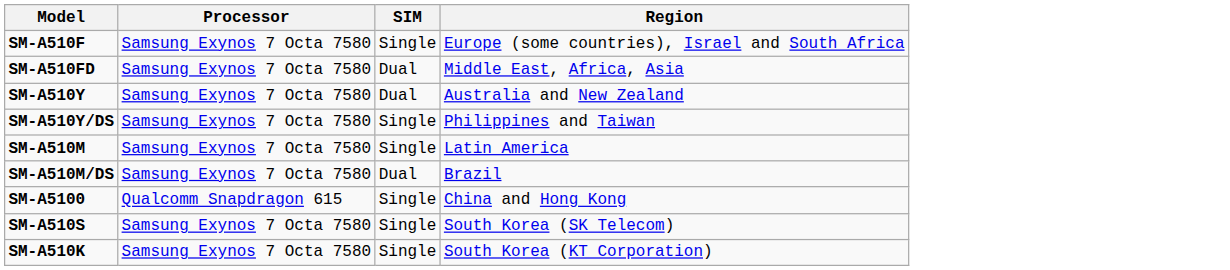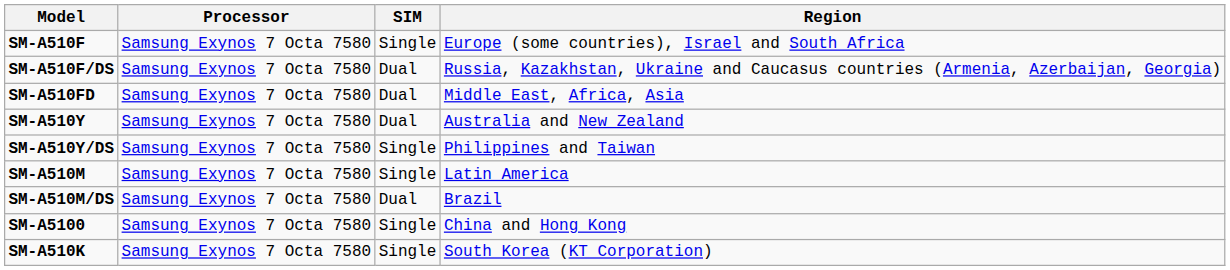+ row: (61, 70)
(232, 200) Qualcomm Snapdragon 615 -> (246, 226) Samsung Exynos 7 Octa 7580
- row: (47, 226)
